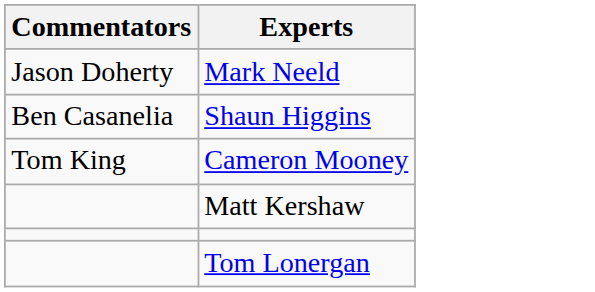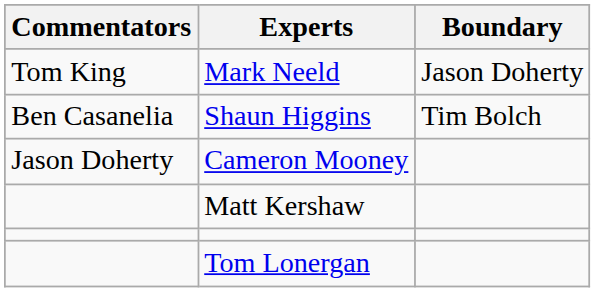+ column: (502, 26)
(92, 71) Jason Doherty -> (69, 71) Tom King
(69, 160) Tom King -> (92, 160) Jason Doherty
